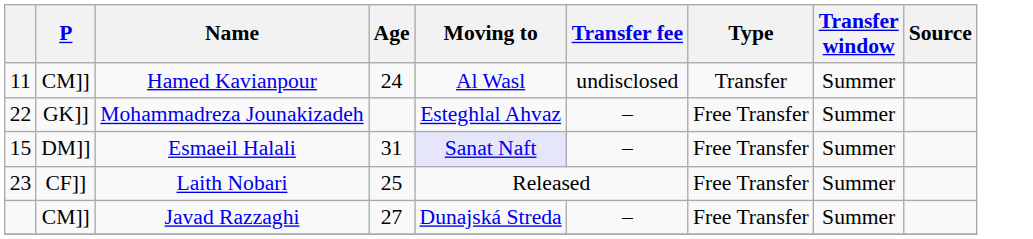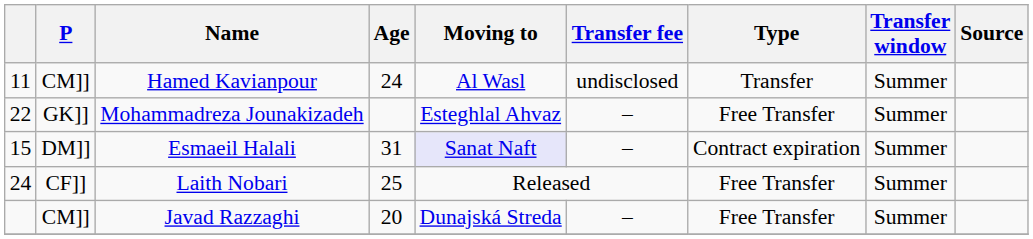(751, 148) Free Transfer -> (777, 148) Contract expiration
(20, 182) 23 -> (20, 182) 24
(392, 217) 27 -> (392, 217) 20
